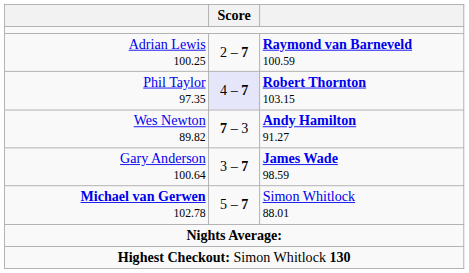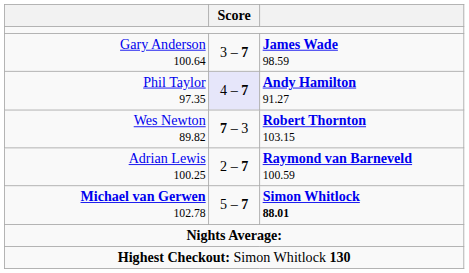rows swapped: (167, 52) <-> (163, 166)
(314, 90) Robert Thornton 103.15 -> (309, 90) Andy Hamilton 91.27
(309, 128) Andy Hamilton 91.27 -> (314, 128) Robert Thornton 103.15
(309, 205) normal -> (311, 205) bold
